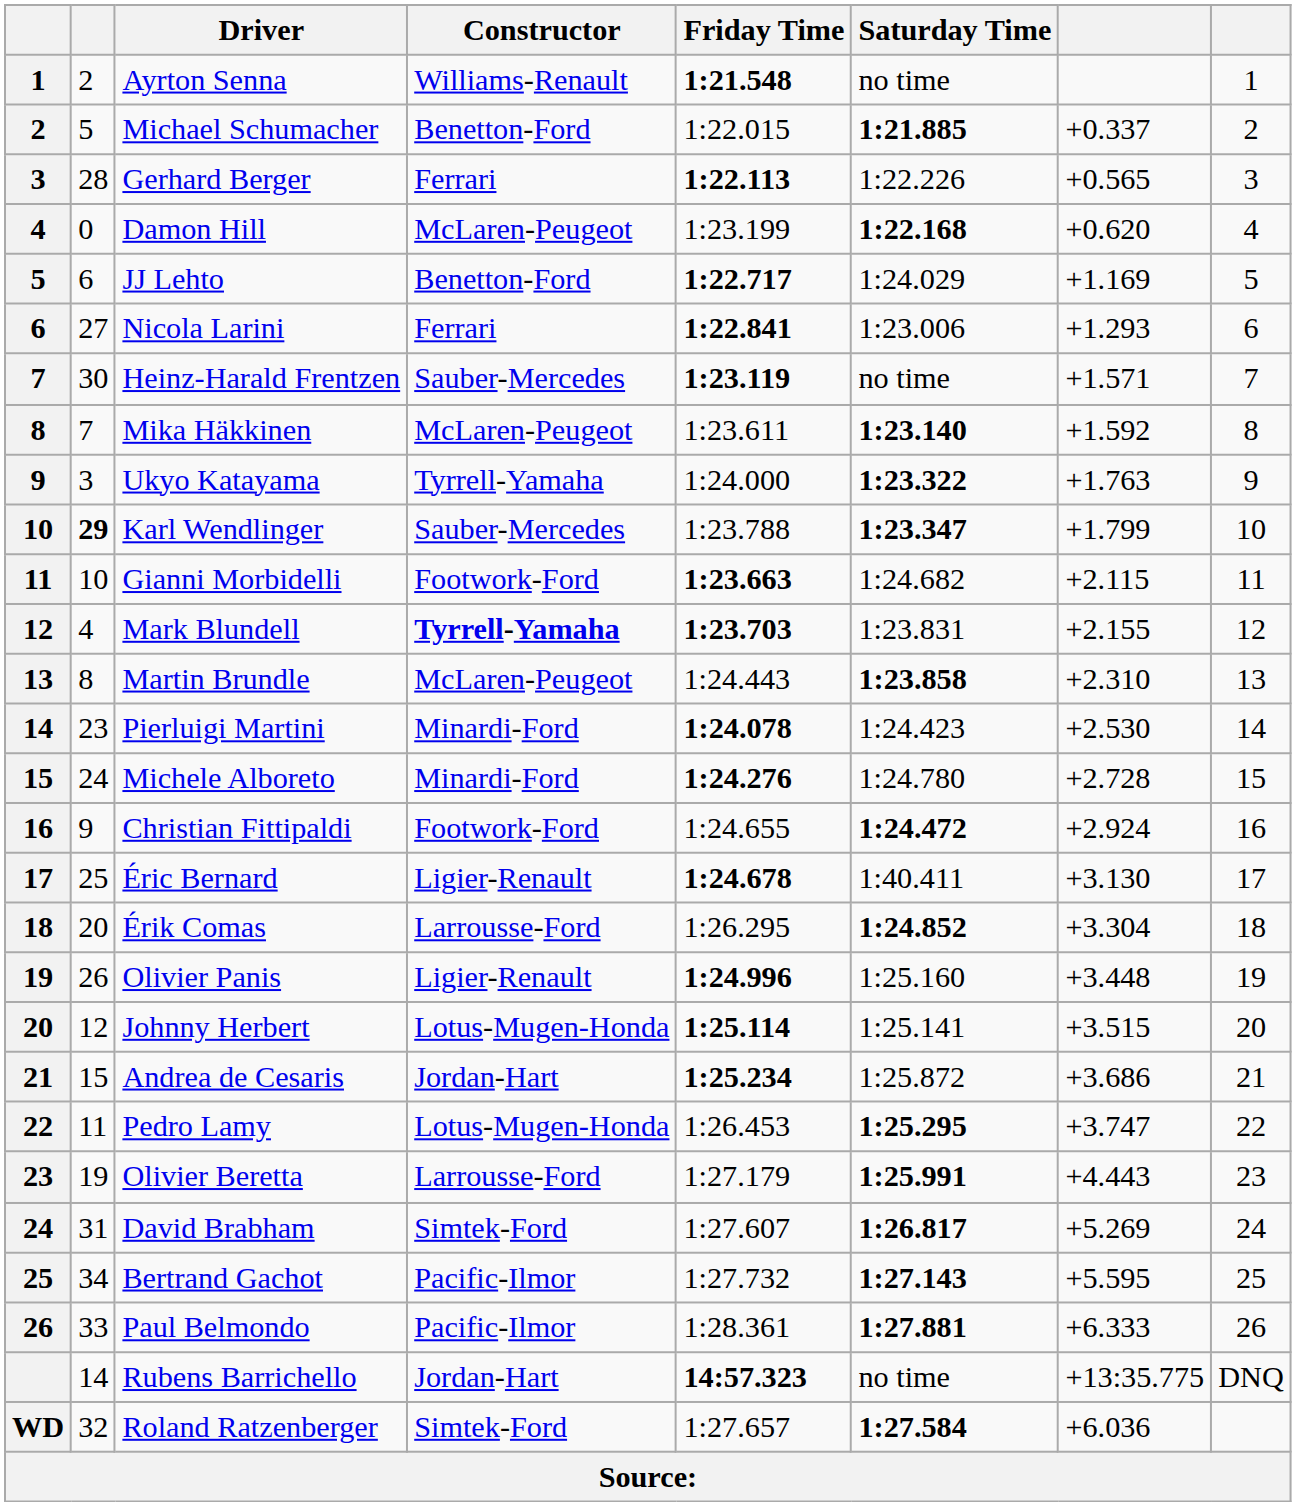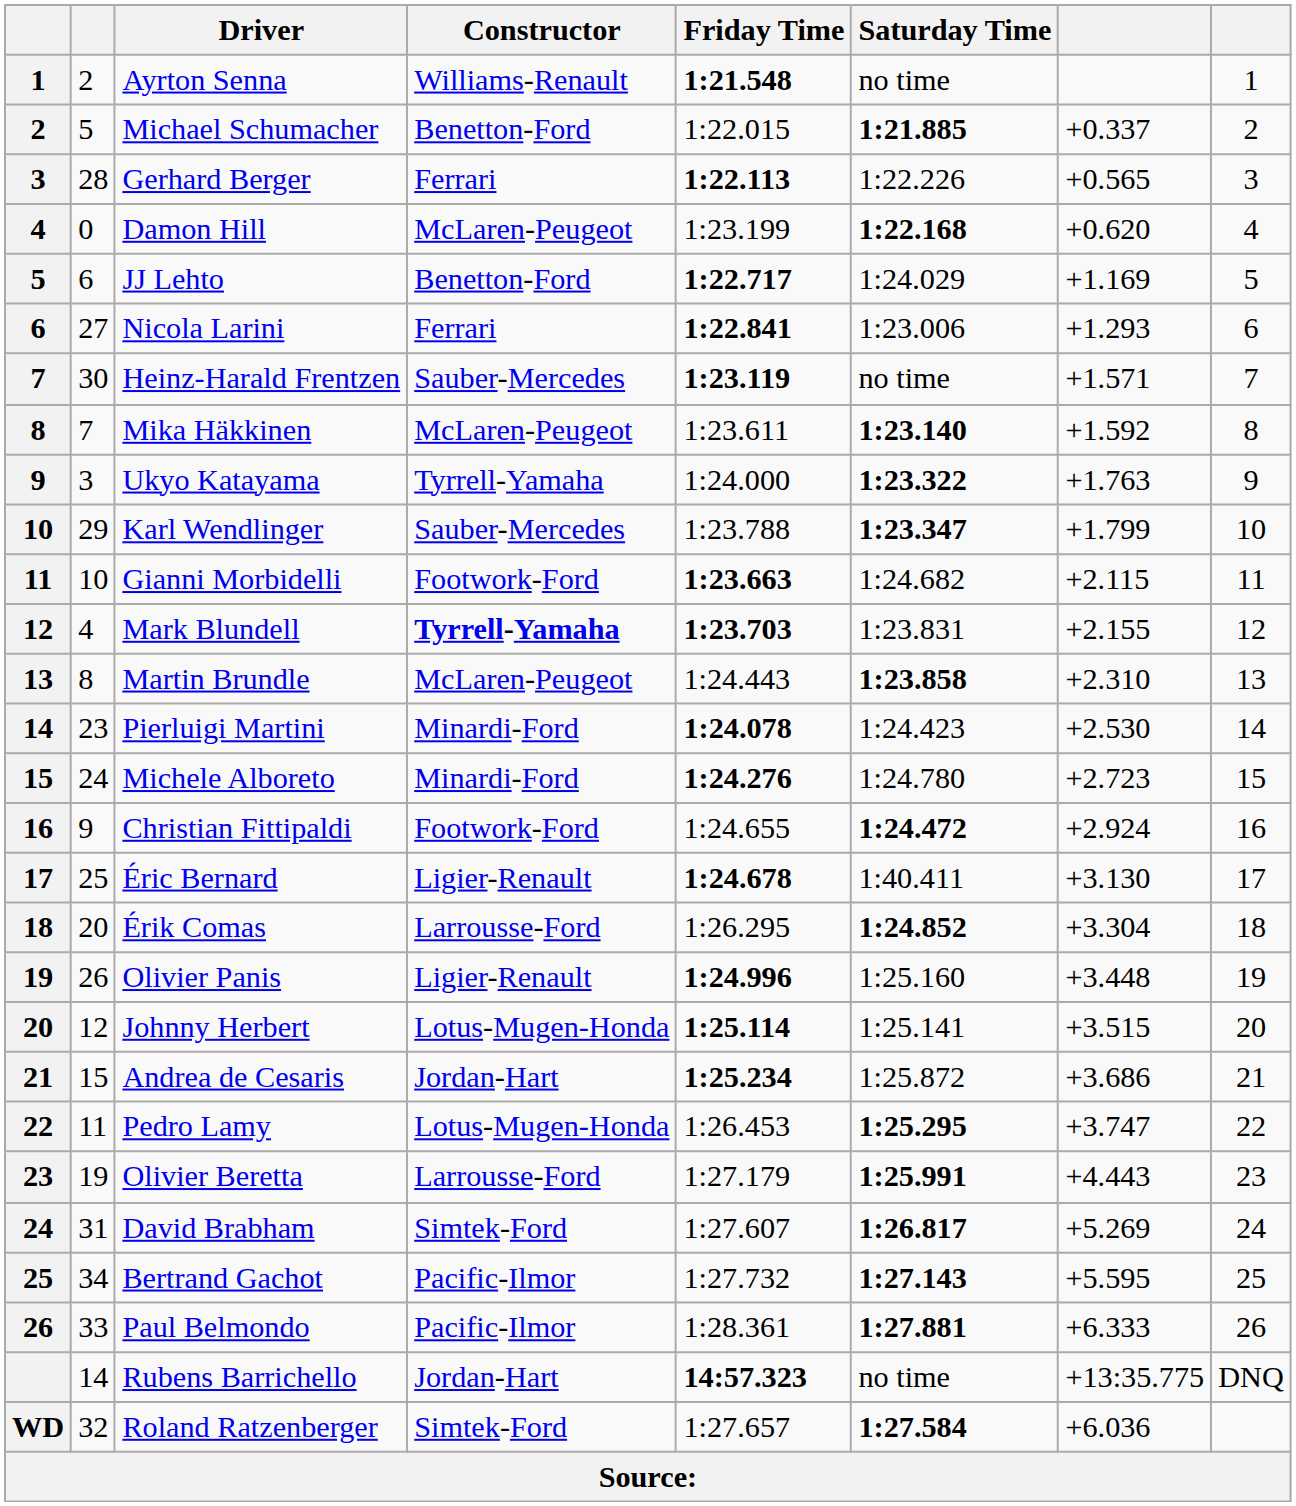(93, 528) bold -> (93, 528) normal
(1108, 777) +2.728 -> (1108, 777) +2.723
